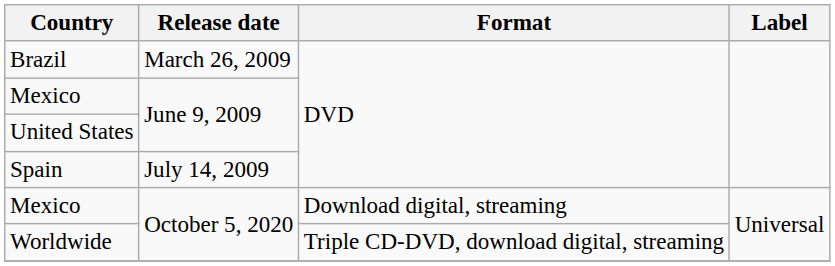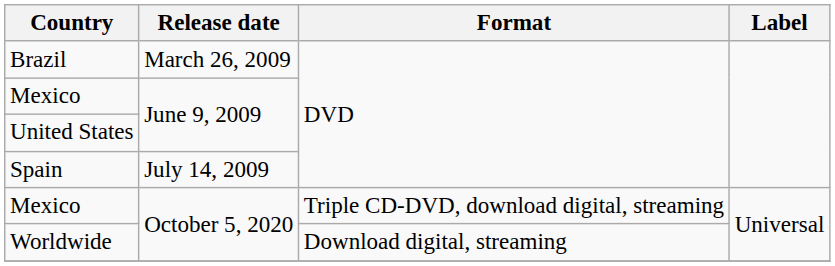(435, 205) Download digital, streaming -> (514, 205) Triple CD-DVD, download digital, streaming
(514, 242) Triple CD-DVD, download digital, streaming -> (435, 242) Download digital, streaming
